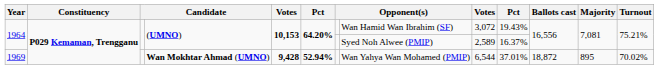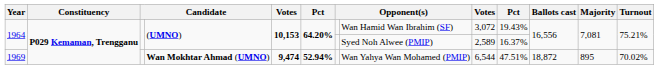(289, 57) 9,428 -> (289, 57) 9,474
(513, 57) 37.01% -> (513, 57) 47.51%
